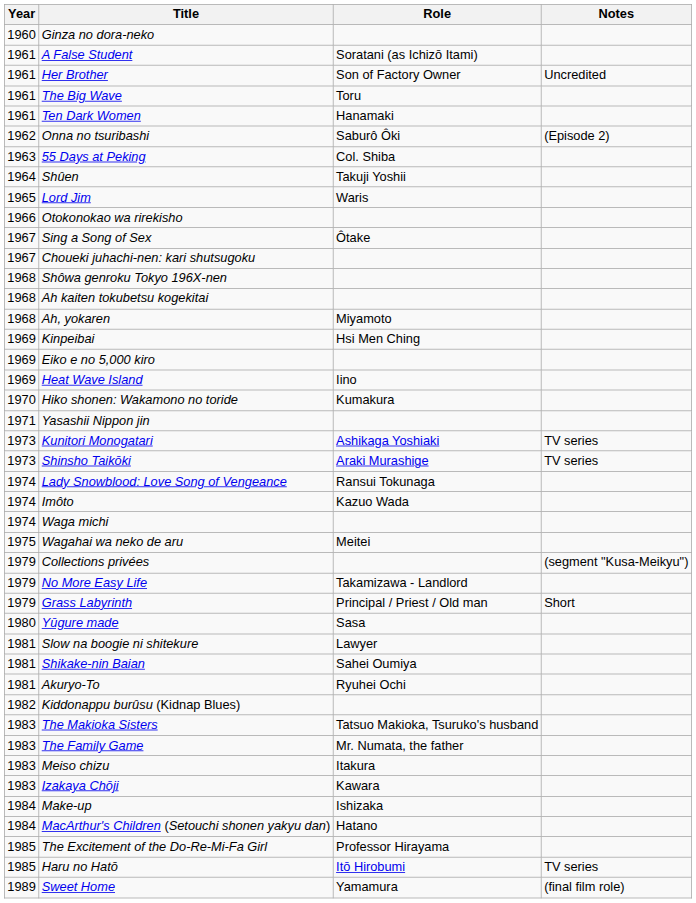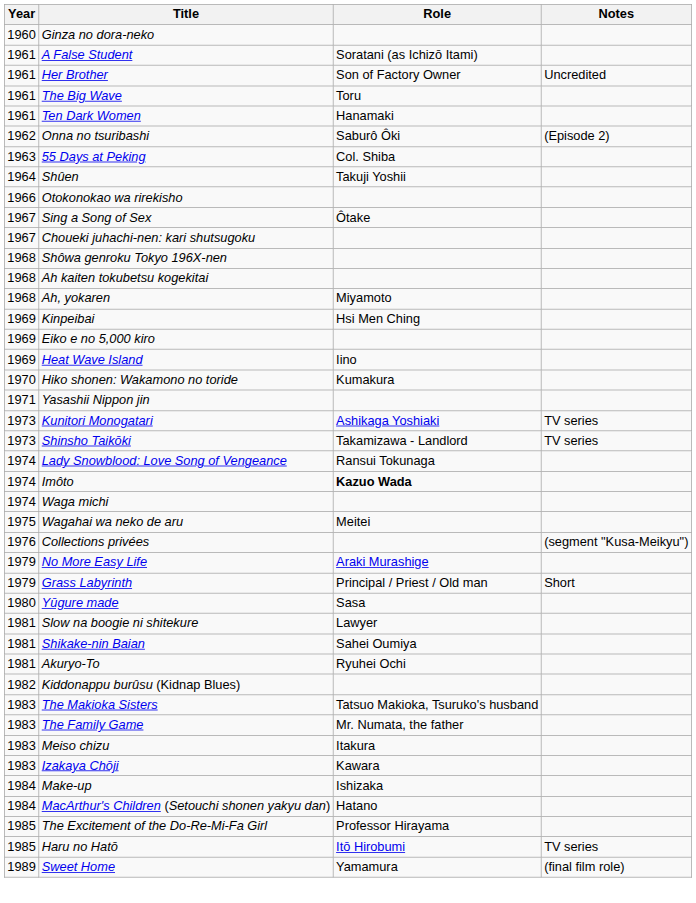- row: (66, 197)
(382, 461) Araki Murashige -> (402, 440) Takamizawa - Landlord
(373, 501) normal -> (374, 481) bold
(22, 562) 1979 -> (22, 542) 1976
(402, 583) Takamizawa - Landlord -> (382, 562) Araki Murashige
